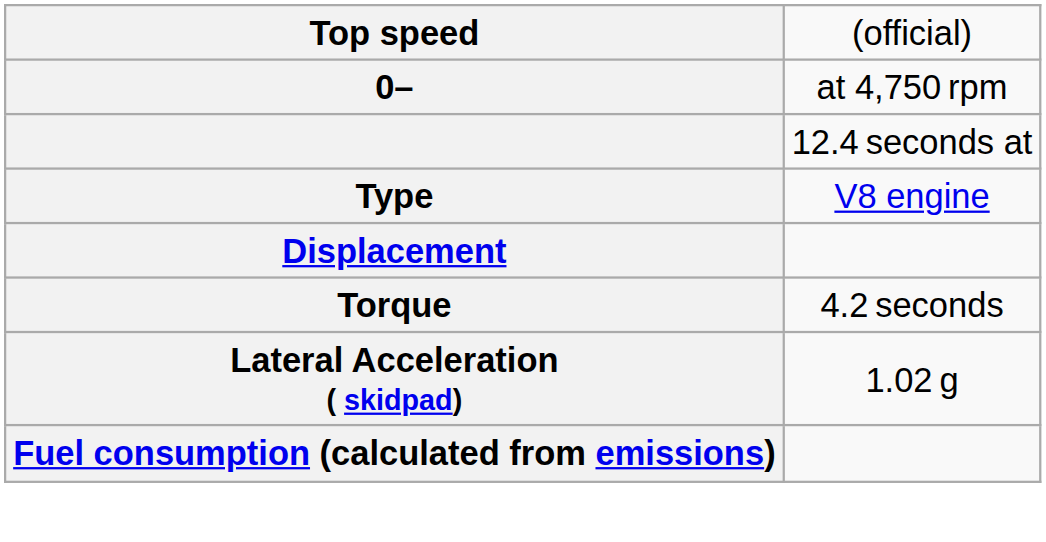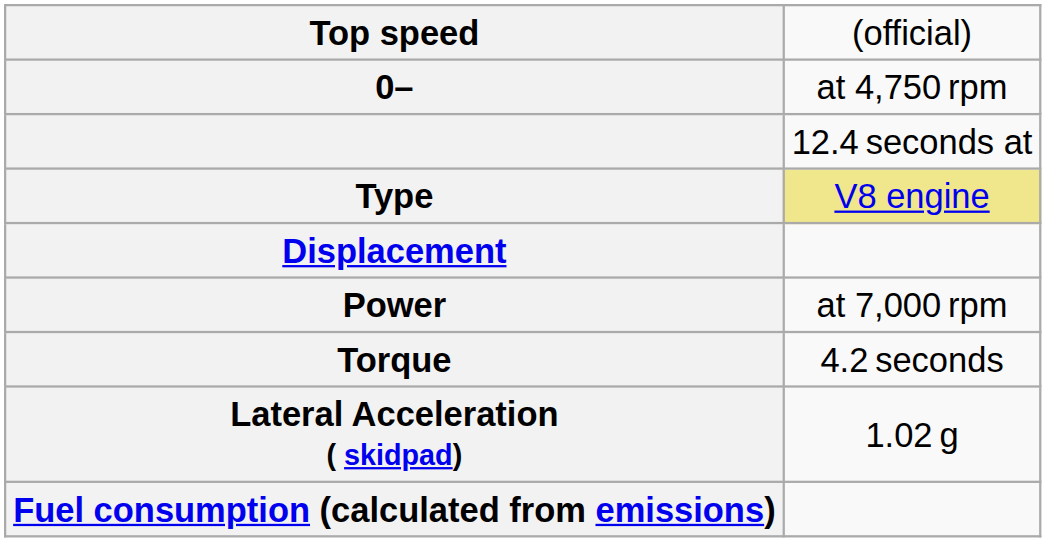(912, 196) no background -> (912, 196) khaki background
+ row: (394, 306)
